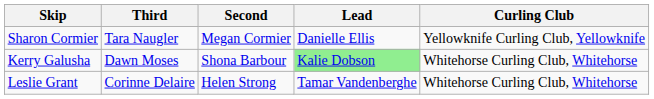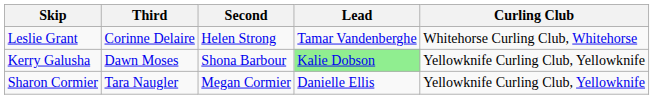rows swapped: (53, 37) <-> (43, 82)
(530, 60) Whitehorse Curling Club, Whitehorse -> (534, 60) Yellowknife Curling Club, Yellowknife
